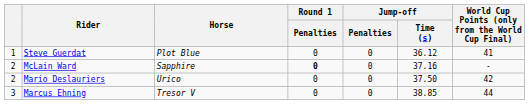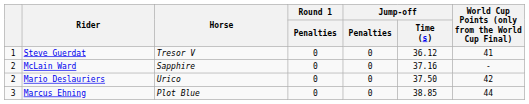(178, 53) Plot Blue -> (176, 53) Tresor V
(315, 66) bold -> (315, 66) normal
(176, 93) Tresor V -> (178, 93) Plot Blue
